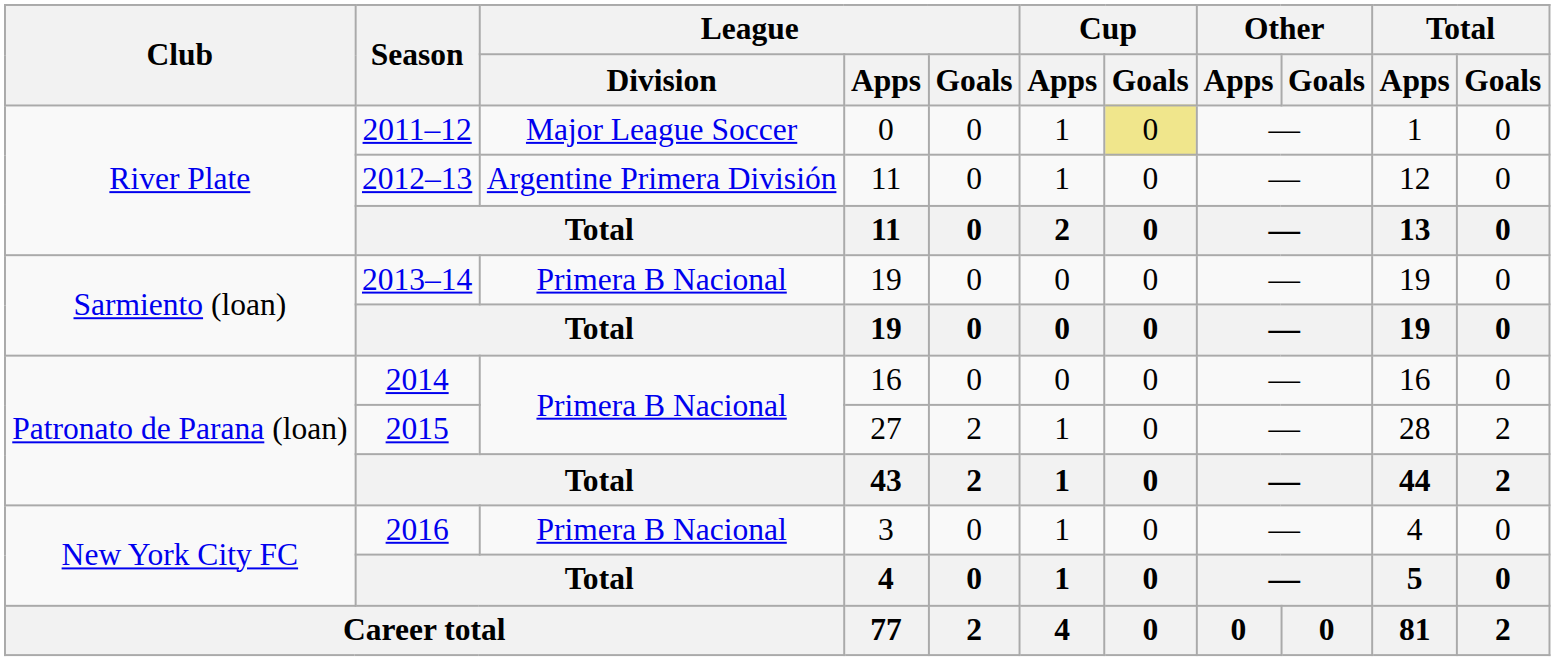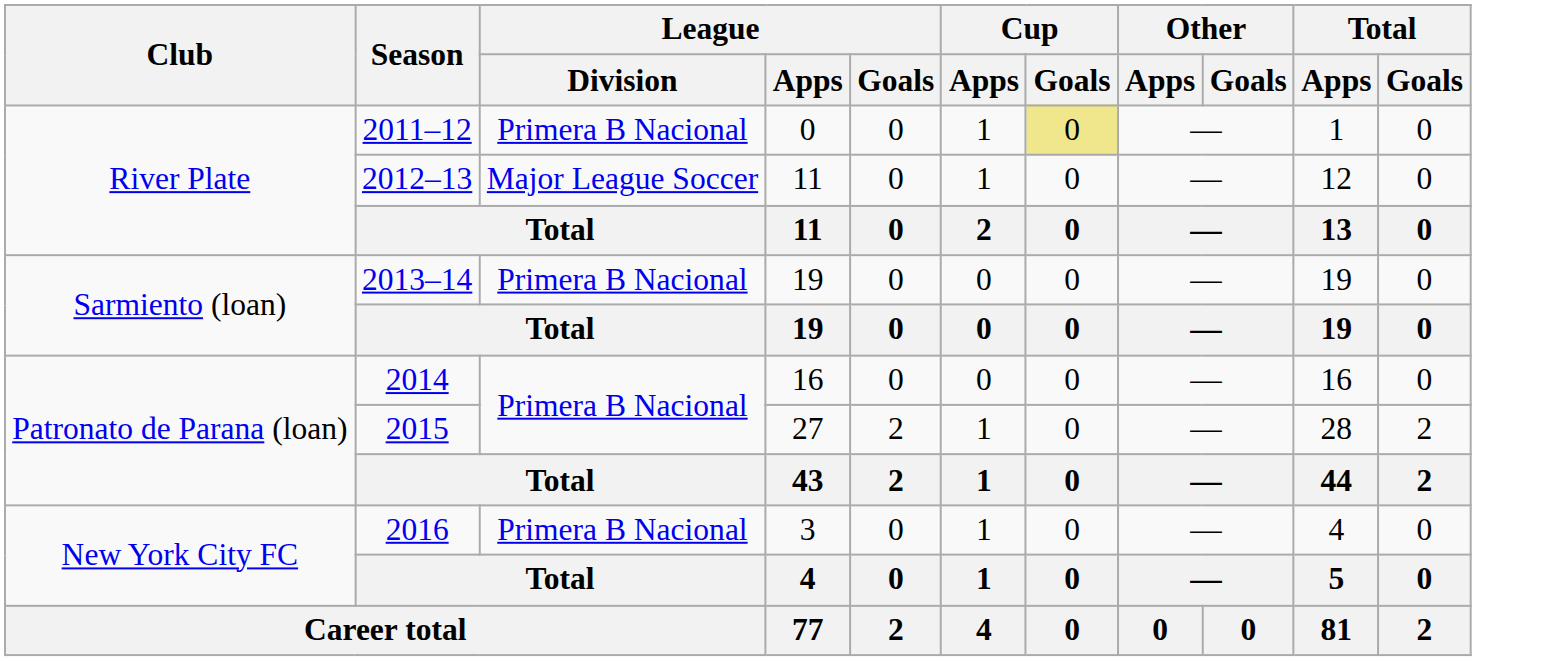(662, 129) Major League Soccer -> (622, 129) Primera B Nacional
(662, 179) Argentine Primera División -> (622, 179) Major League Soccer
